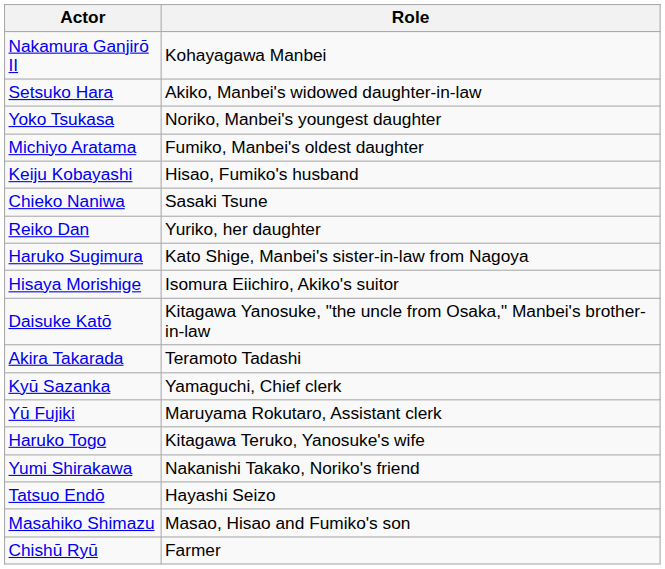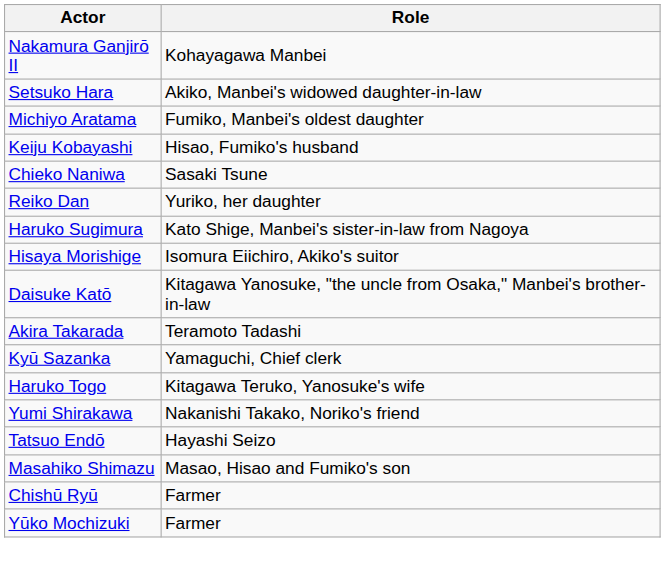- row: (61, 119)
- row: (42, 413)
+ row: (69, 522)
